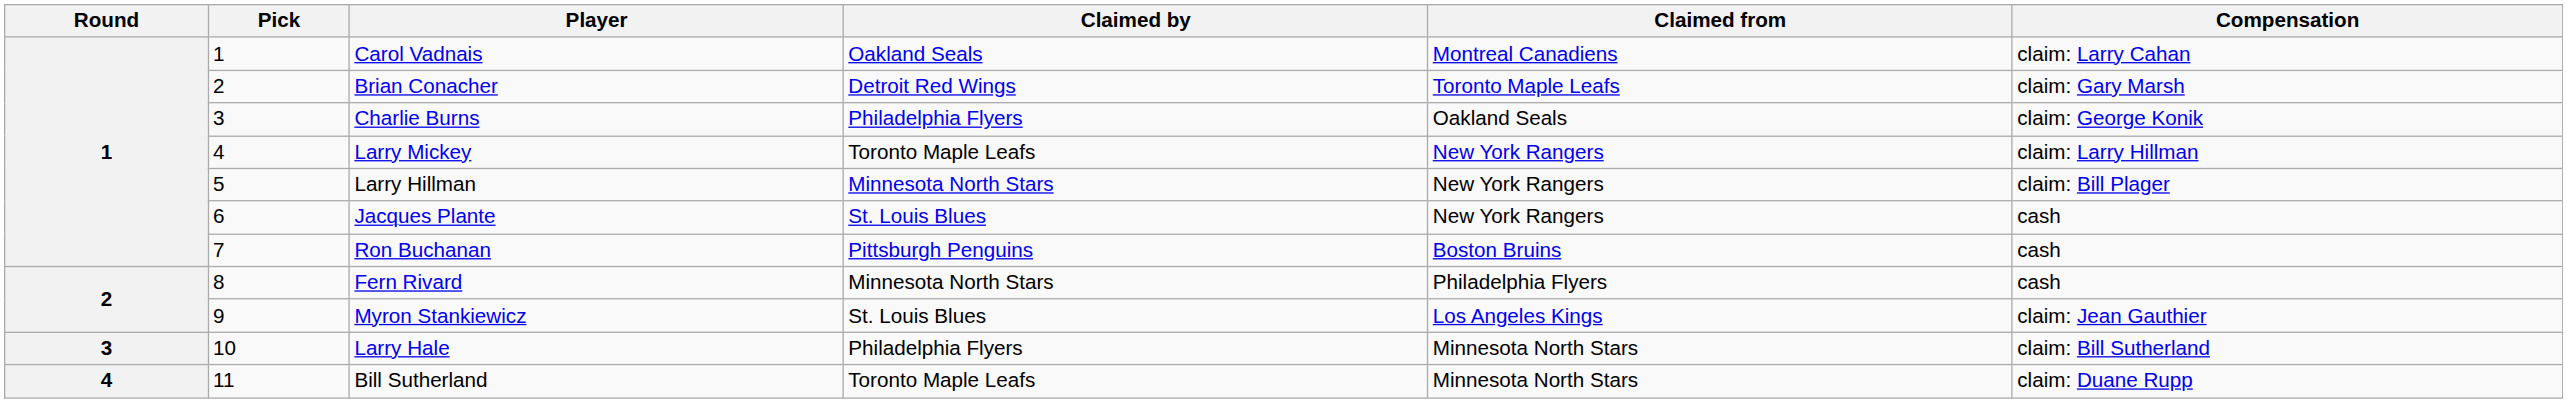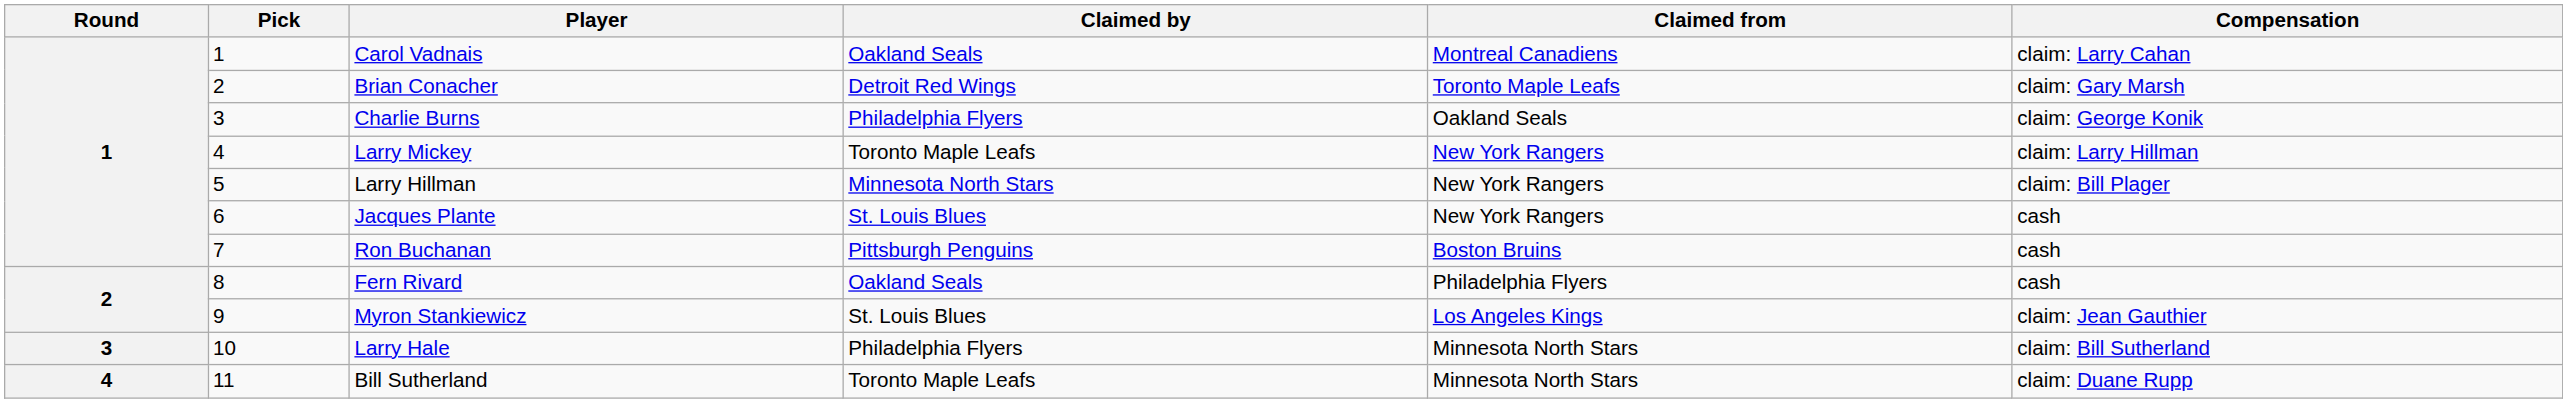(951, 282) Minnesota North Stars -> (915, 282) Oakland Seals
